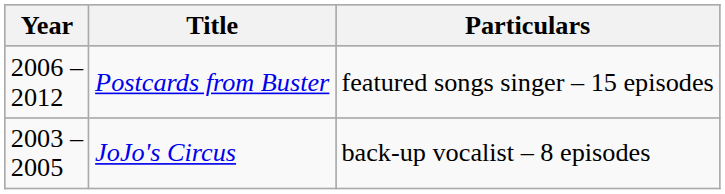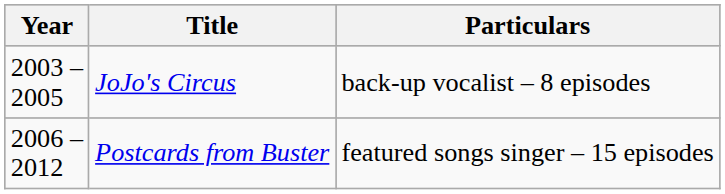rows swapped: (166, 152) <-> (212, 81)
